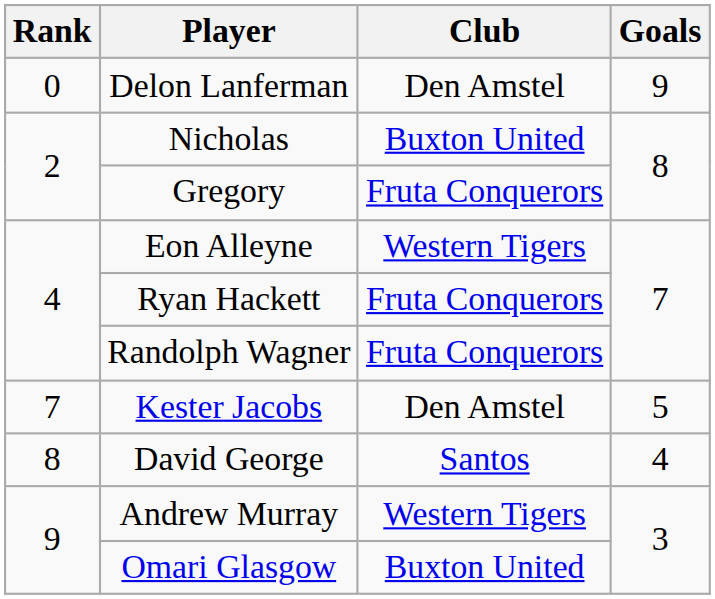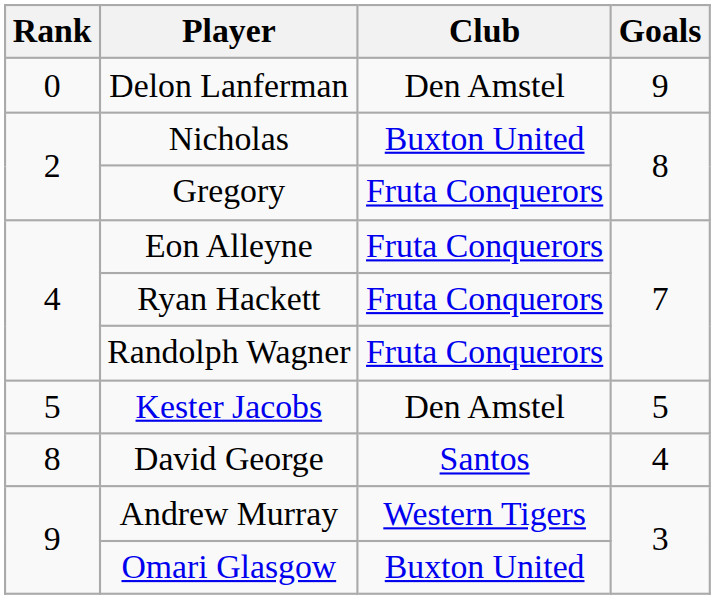(485, 245) Western Tigers -> (485, 245) Fruta Conquerors
(52, 406) 7 -> (52, 406) 5
